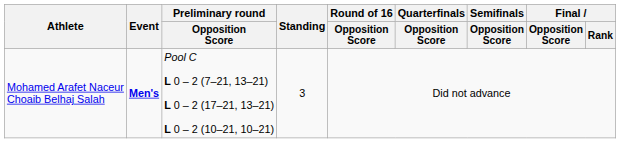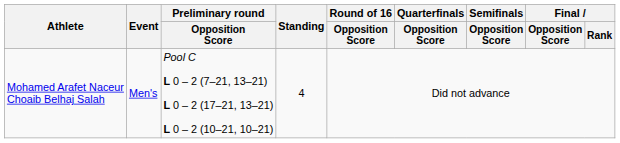(144, 94) bold -> (143, 94) normal
(302, 94) 3 -> (301, 94) 4
